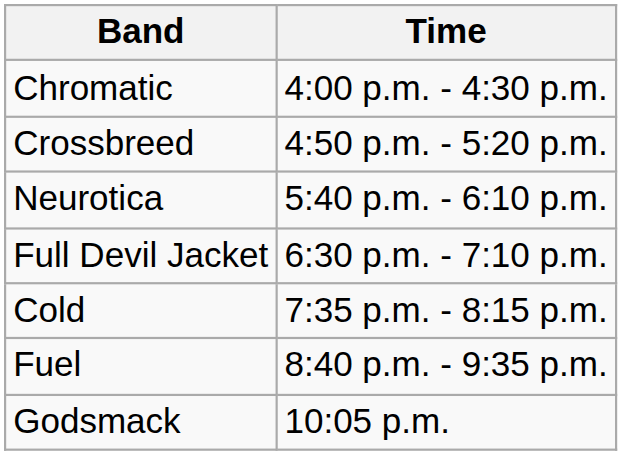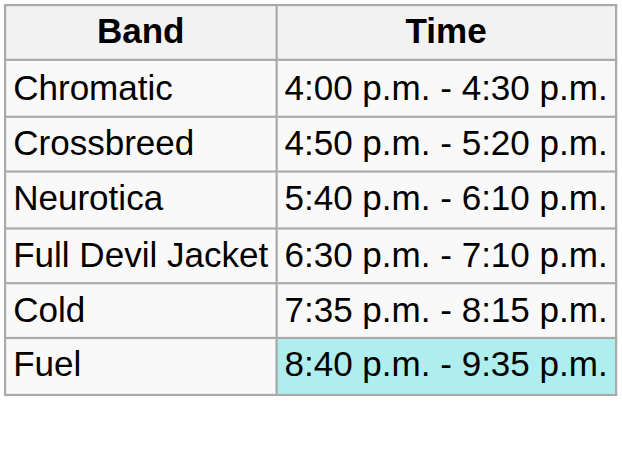(446, 365) no background -> (446, 365) paleturquoise background
- row: (97, 421)
